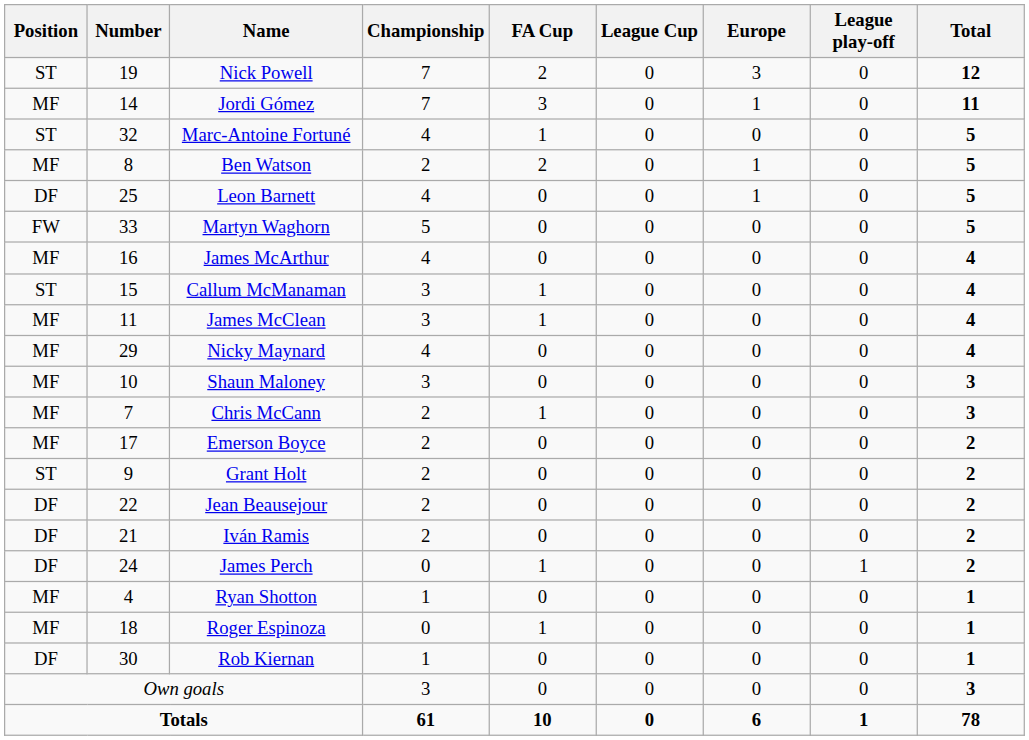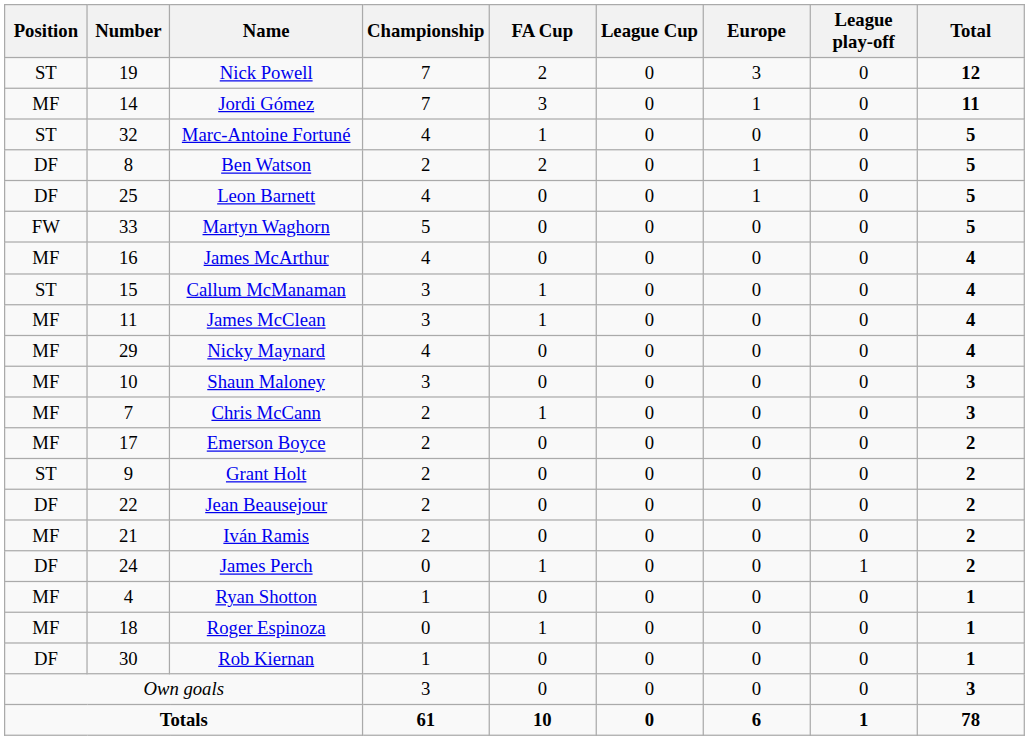(46, 165) MF -> (46, 165) DF
(46, 535) DF -> (46, 535) MF
